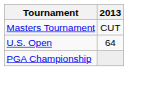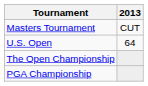+ row: (61, 58)
